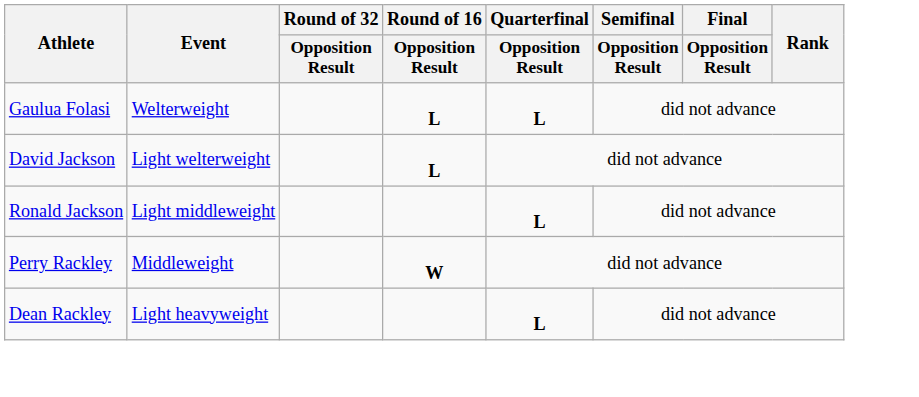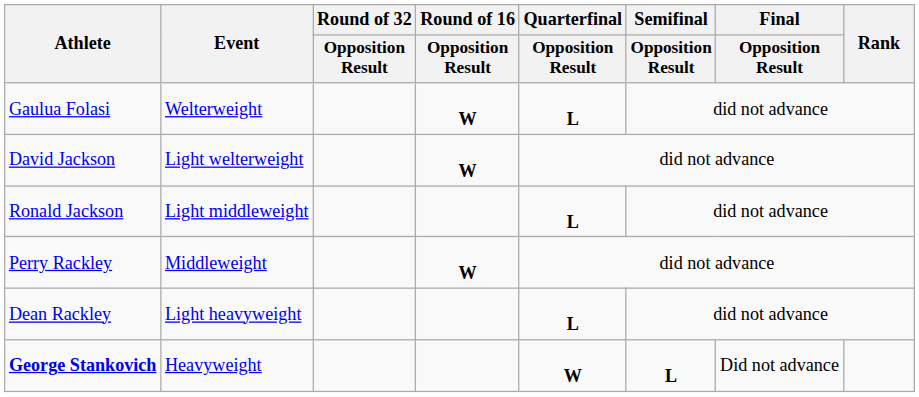(434, 119) L -> (468, 119) W
(434, 171) L -> (468, 171) W
+ row: (83, 365)
